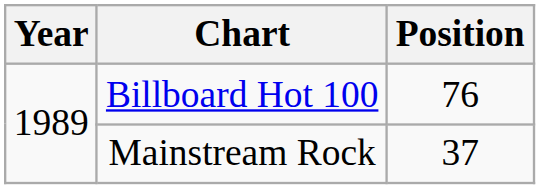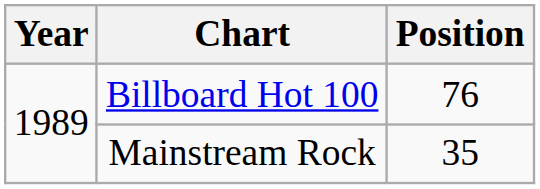(460, 152) 37 -> (460, 152) 35
